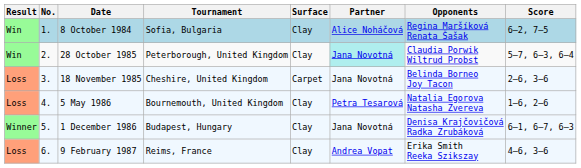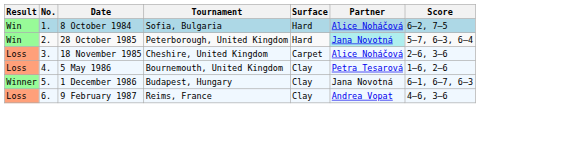- column: (455, 11)
(302, 30) Clay -> (302, 25) Hard
(302, 54) Clay -> (302, 39) Hard
(362, 78) Jana Novotná -> (367, 53) Alice Noháčová
